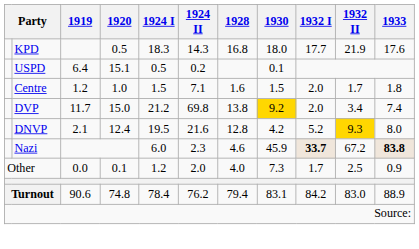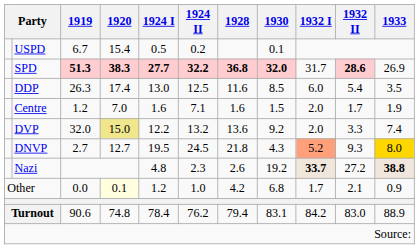- row: (27, 49)
(80, 69) 6.4 -> (80, 49) 6.7
(119, 69) 15.1 -> (119, 49) 15.4
+ row: (26, 69)
+ row: (27, 88)
(119, 88) 1.0 -> (119, 108) 7.0
(159, 88) 1.5 -> (159, 108) 1.6
(394, 88) 1.8 -> (394, 108) 1.9
(80, 108) 11.7 -> (80, 128) 32.0
(119, 108) no background -> (119, 128) khaki background
(159, 108) 21.2 -> (159, 128) 12.2
(198, 108) 69.8 -> (198, 128) 13.2
(237, 108) 13.8 -> (237, 128) 13.6
(276, 108) gold background -> (276, 128) no background
(355, 108) 3.4 -> (355, 128) 3.3
(80, 128) 2.1 -> (80, 148) 2.7
(119, 128) 12.4 -> (119, 148) 12.7
(198, 128) 21.6 -> (198, 148) 24.5
(237, 128) 12.8 -> (237, 148) 21.8
(276, 128) 4.2 -> (276, 148) 4.3
(316, 128) no background -> (316, 148) lightsalmon background
(355, 128) gold background -> (355, 148) no background
(394, 128) no background -> (394, 148) gold background
(159, 148) 6.0 -> (159, 168) 4.8
(237, 148) 4.6 -> (237, 168) 2.6
(276, 148) 45.9 -> (276, 168) 19.2
(355, 148) 67.2 -> (355, 168) 27.2
(394, 148) 83.8 -> (394, 168) 38.8
(119, 168) no background -> (119, 188) lightyellow background
(198, 168) 2.0 -> (198, 188) 1.0
(237, 168) 4.0 -> (237, 188) 4.2
(276, 168) 7.3 -> (276, 188) 6.8
(355, 168) 2.5 -> (355, 188) 2.1
